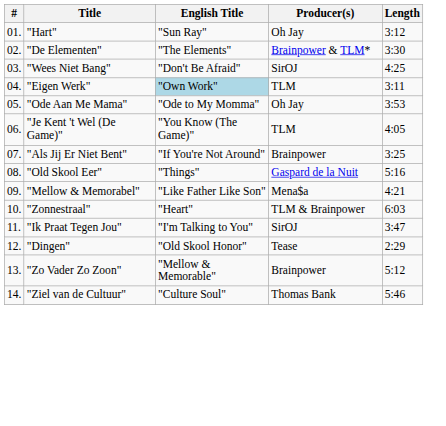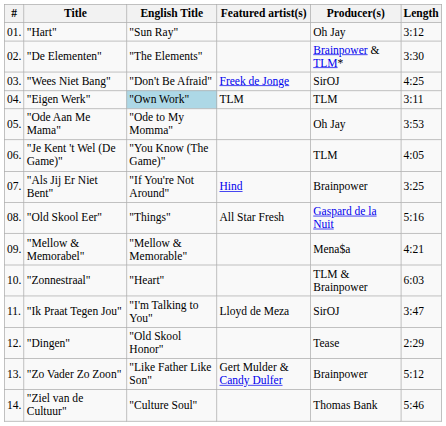+ column: (264, 13)
(212, 191) "Like Father Like Son" -> (158, 249) "Mellow & Memorable"
(187, 270) "Mellow & Memorable" -> (170, 374) "Like Father Like Son"
